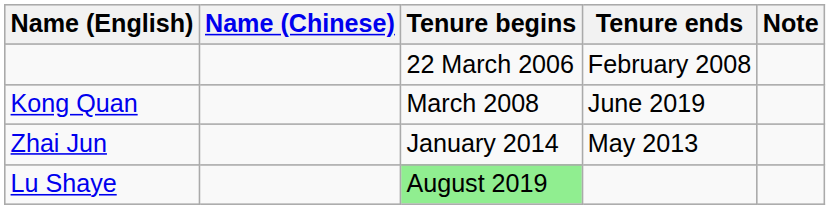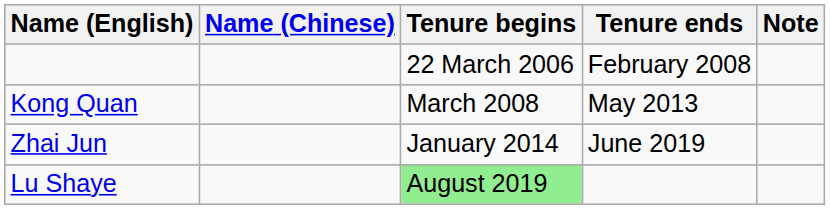(647, 104) June 2019 -> (643, 104) May 2013
(643, 143) May 2013 -> (647, 143) June 2019
